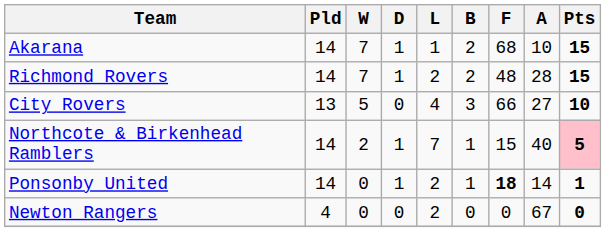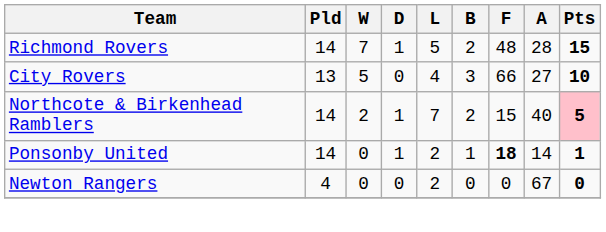- row: (46, 48)
(435, 77) 2 -> (435, 48) 5
(470, 145) 1 -> (470, 116) 2
